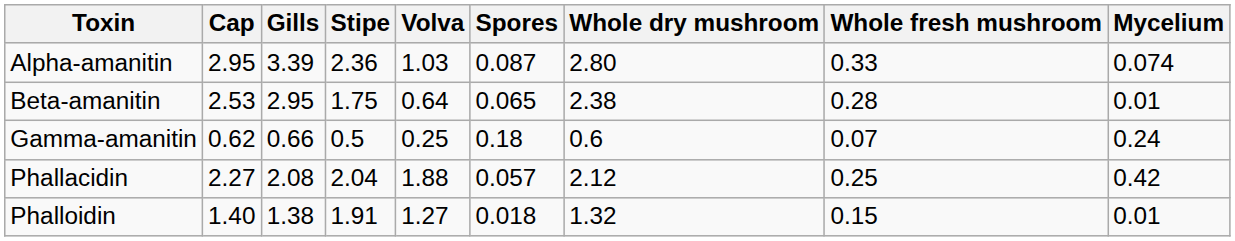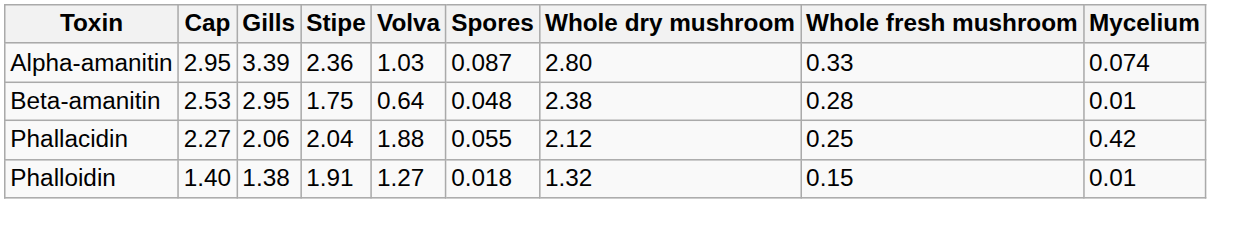(506, 100) 0.065 -> (482, 100) 0.048
- row: (104, 139)
(290, 178) 2.08 -> (266, 139) 2.06
(506, 178) 0.057 -> (482, 139) 0.055
